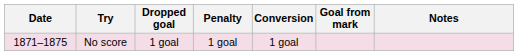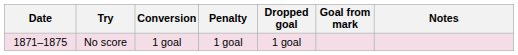columns swapped: (284, 19) <-> (164, 19)
